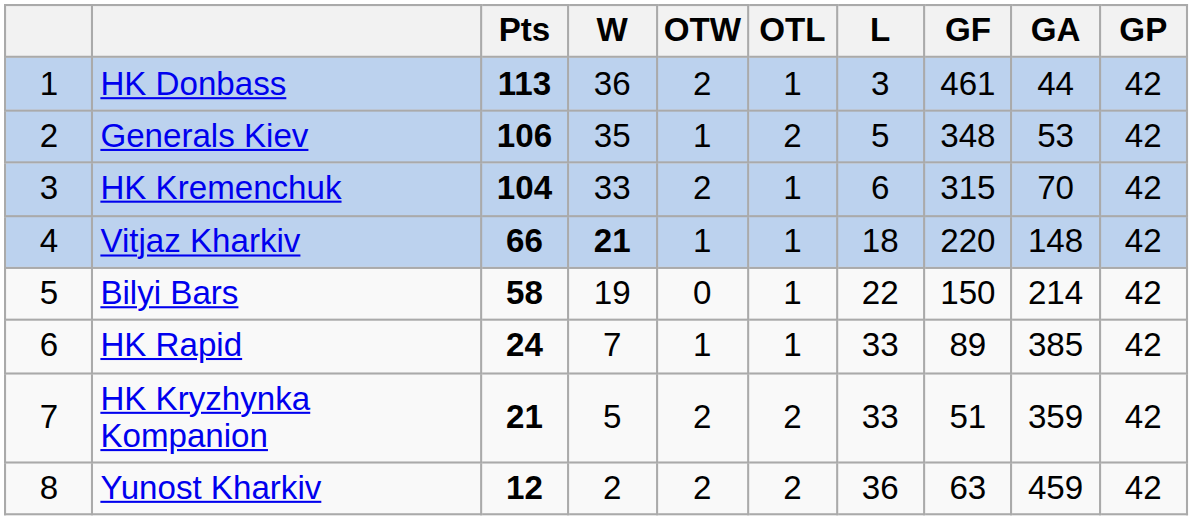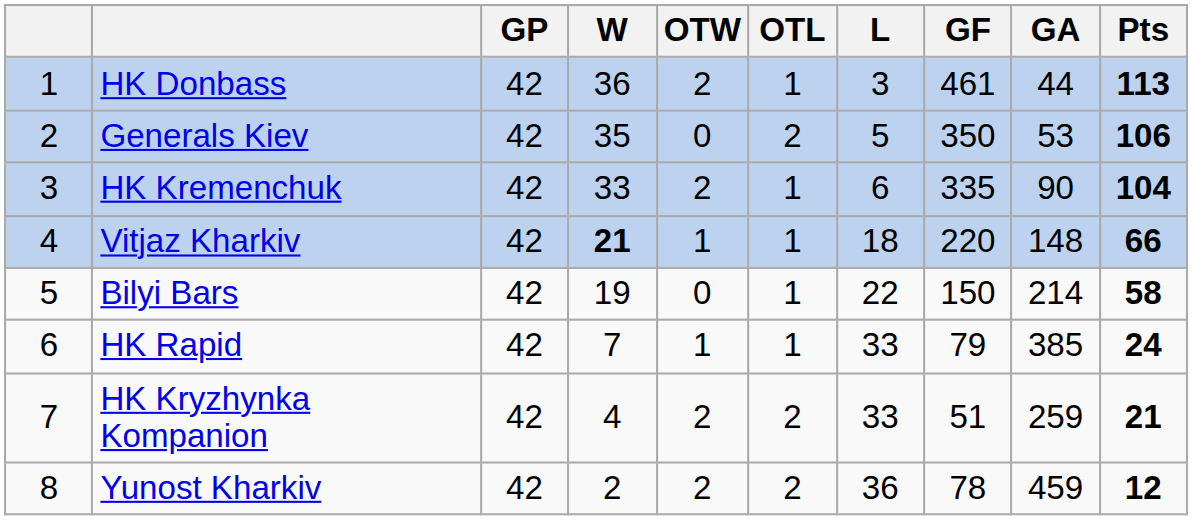columns swapped: (1143, 30) <-> (524, 30)
(702, 135) 1 -> (702, 135) 0
(968, 135) 348 -> (968, 135) 350
(968, 188) 315 -> (968, 188) 335
(1056, 188) 70 -> (1056, 188) 90
(968, 345) 89 -> (968, 345) 79
(612, 417) 5 -> (612, 417) 4
(1056, 417) 359 -> (1056, 417) 259
(968, 488) 63 -> (968, 488) 78
